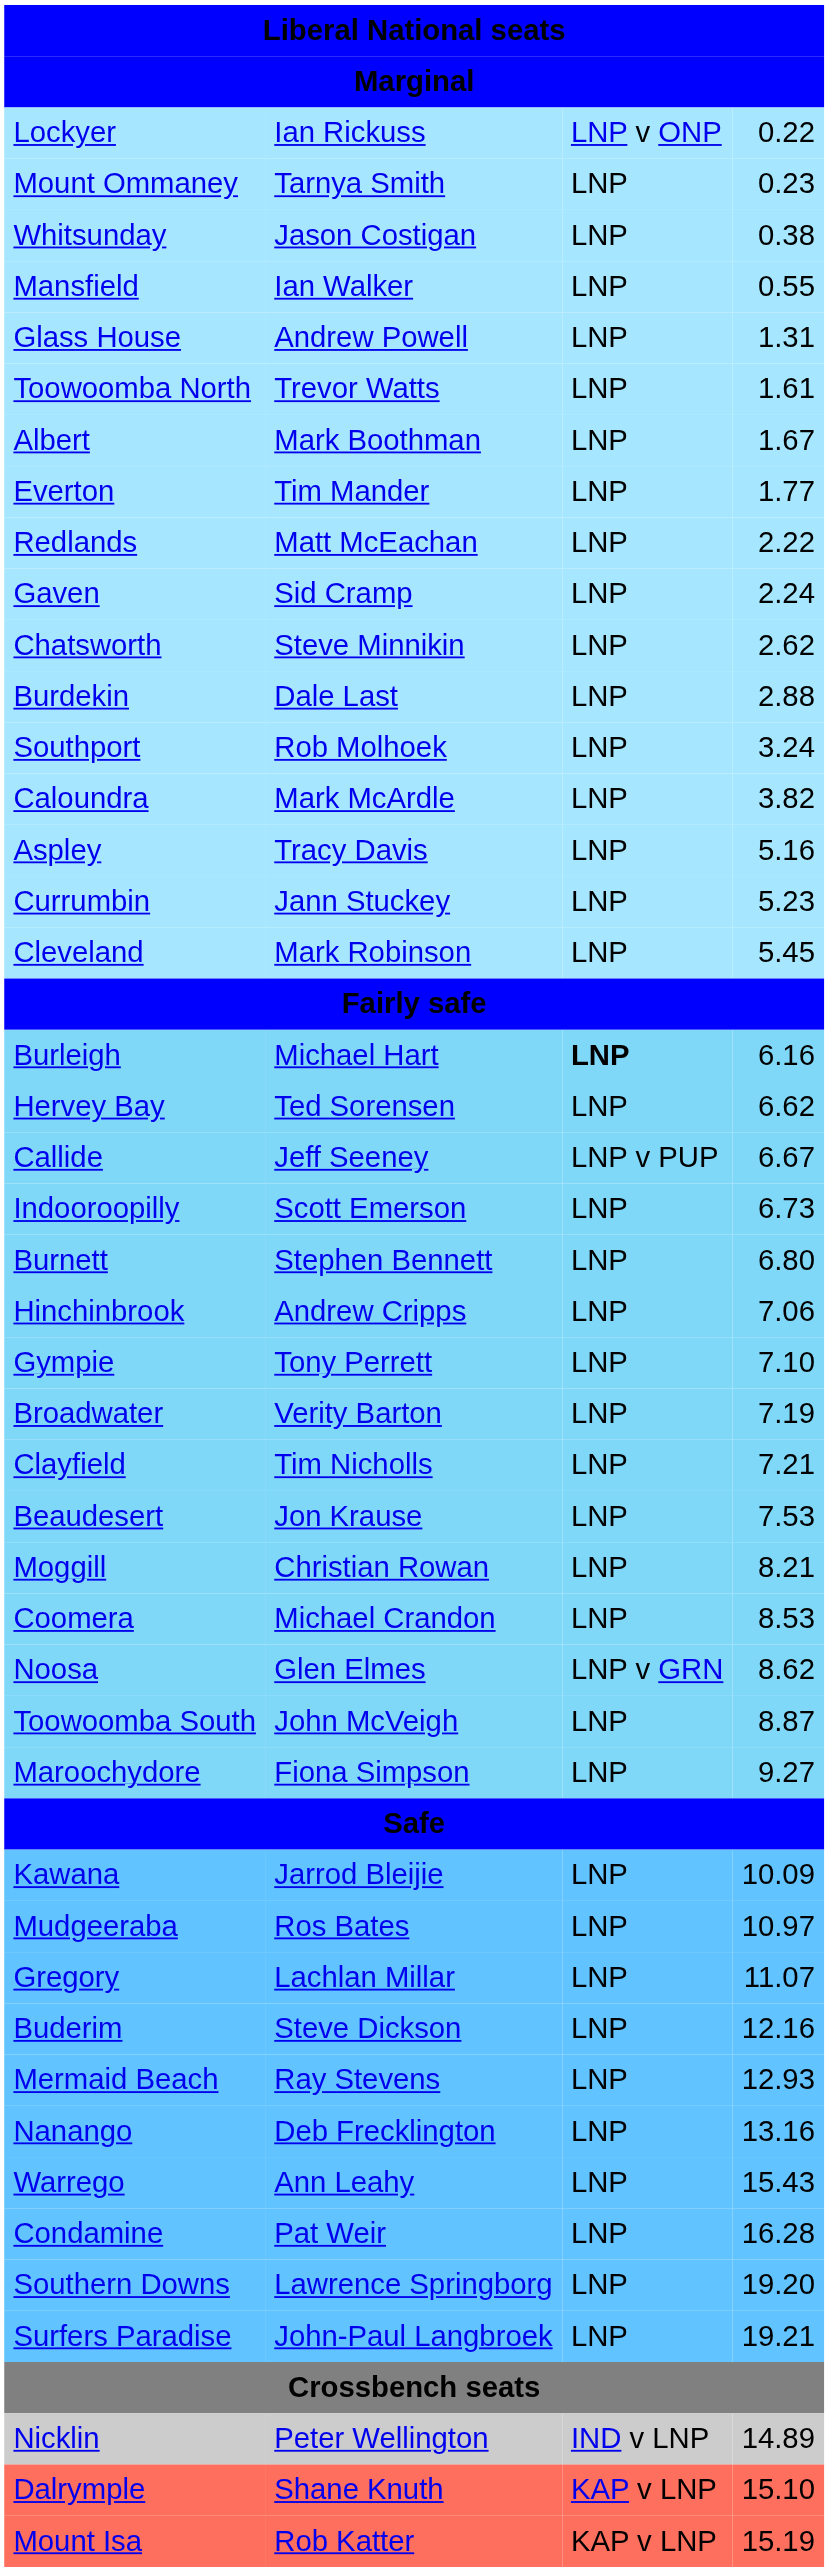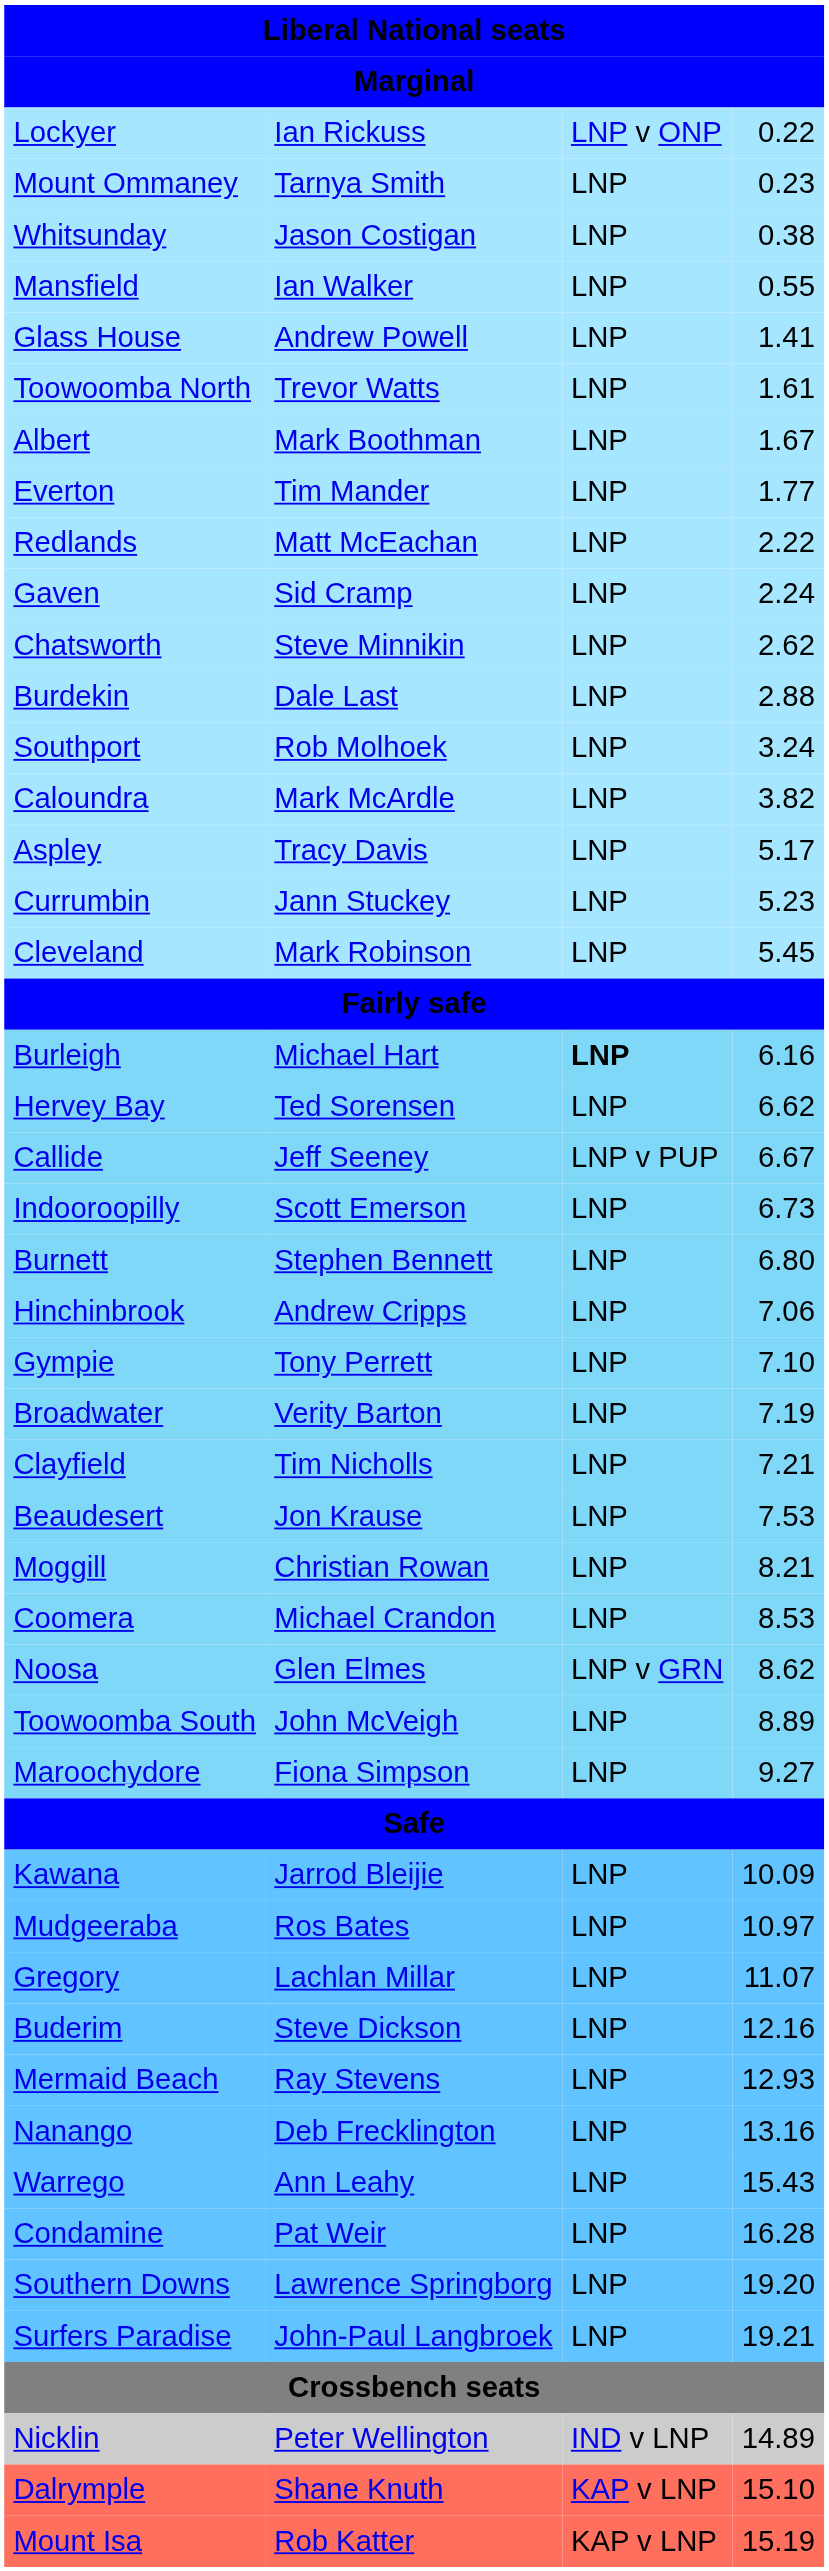(786, 338) 1.31 -> (786, 338) 1.41
(786, 850) 5.16 -> (786, 850) 5.17
(786, 1721) 8.87 -> (786, 1721) 8.89
